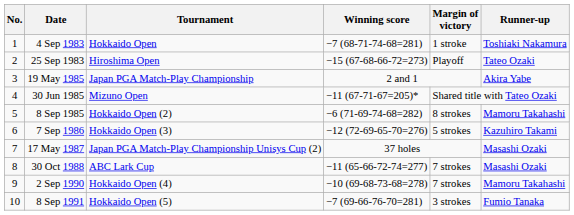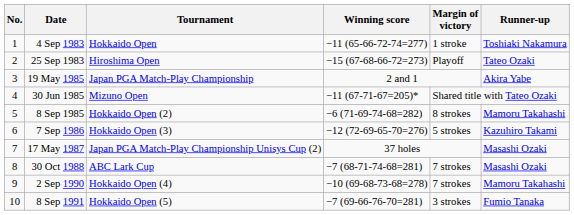(374, 43) −7 (68-71-74-68=281) -> (377, 43) −11 (65-66-72-74=277)
(377, 166) −11 (65-66-72-74=277) -> (374, 166) −7 (68-71-74-68=281)
